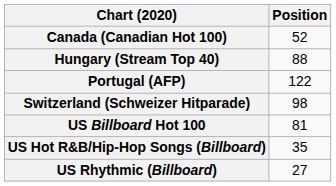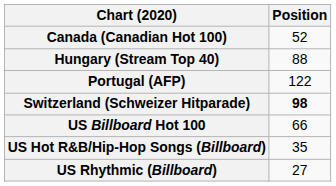(300, 103) normal -> (300, 103) bold
(300, 125) 81 -> (300, 125) 66
